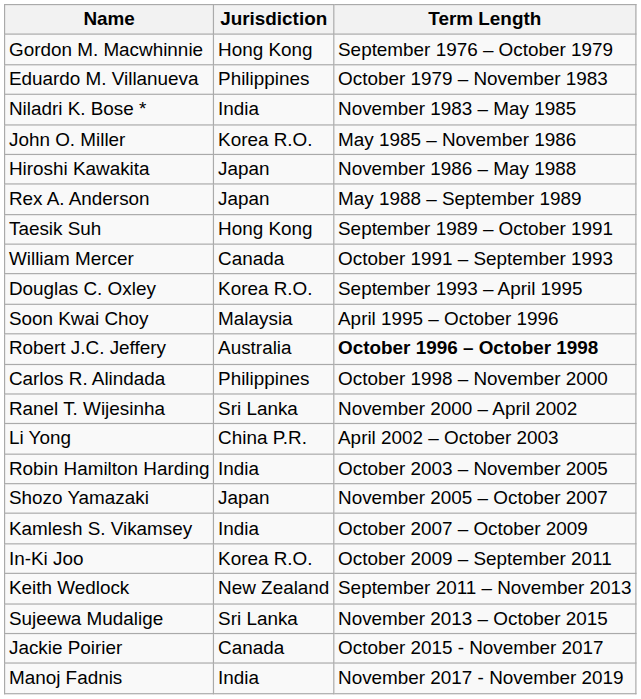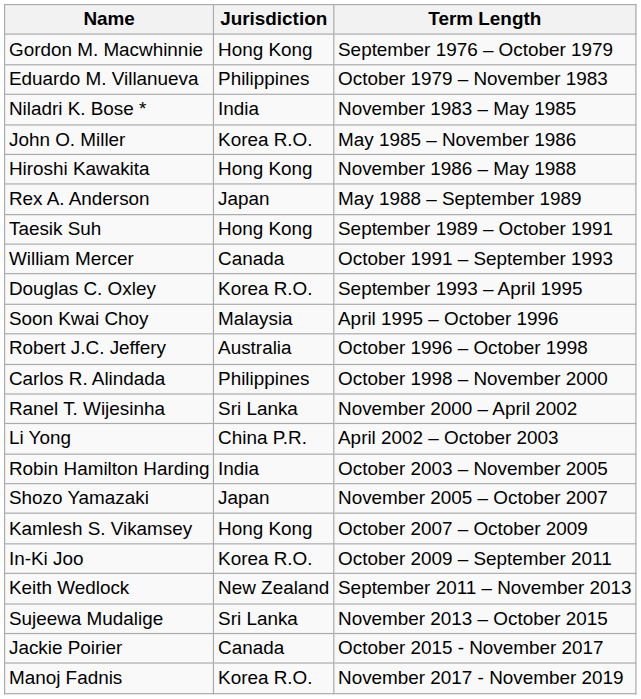(244, 169) Japan -> (265, 169) Hong Kong
(468, 348) bold -> (463, 348) normal
(239, 528) India -> (265, 528) Hong Kong
(239, 678) India -> (265, 678) Korea R.O.
